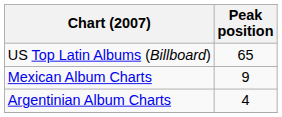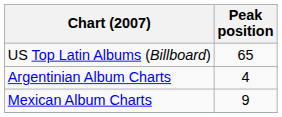rows swapped: (80, 77) <-> (89, 100)
